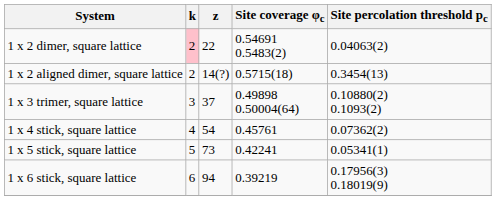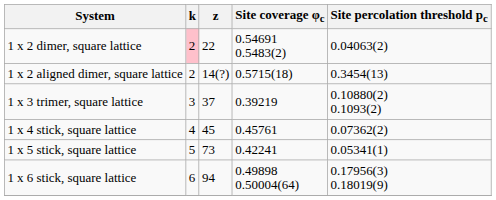(267, 101) 0.49898 0.50004(64) -> (256, 101) 0.39219
(208, 129) 54 -> (208, 129) 45
(256, 177) 0.39219 -> (267, 177) 0.49898 0.50004(64)
